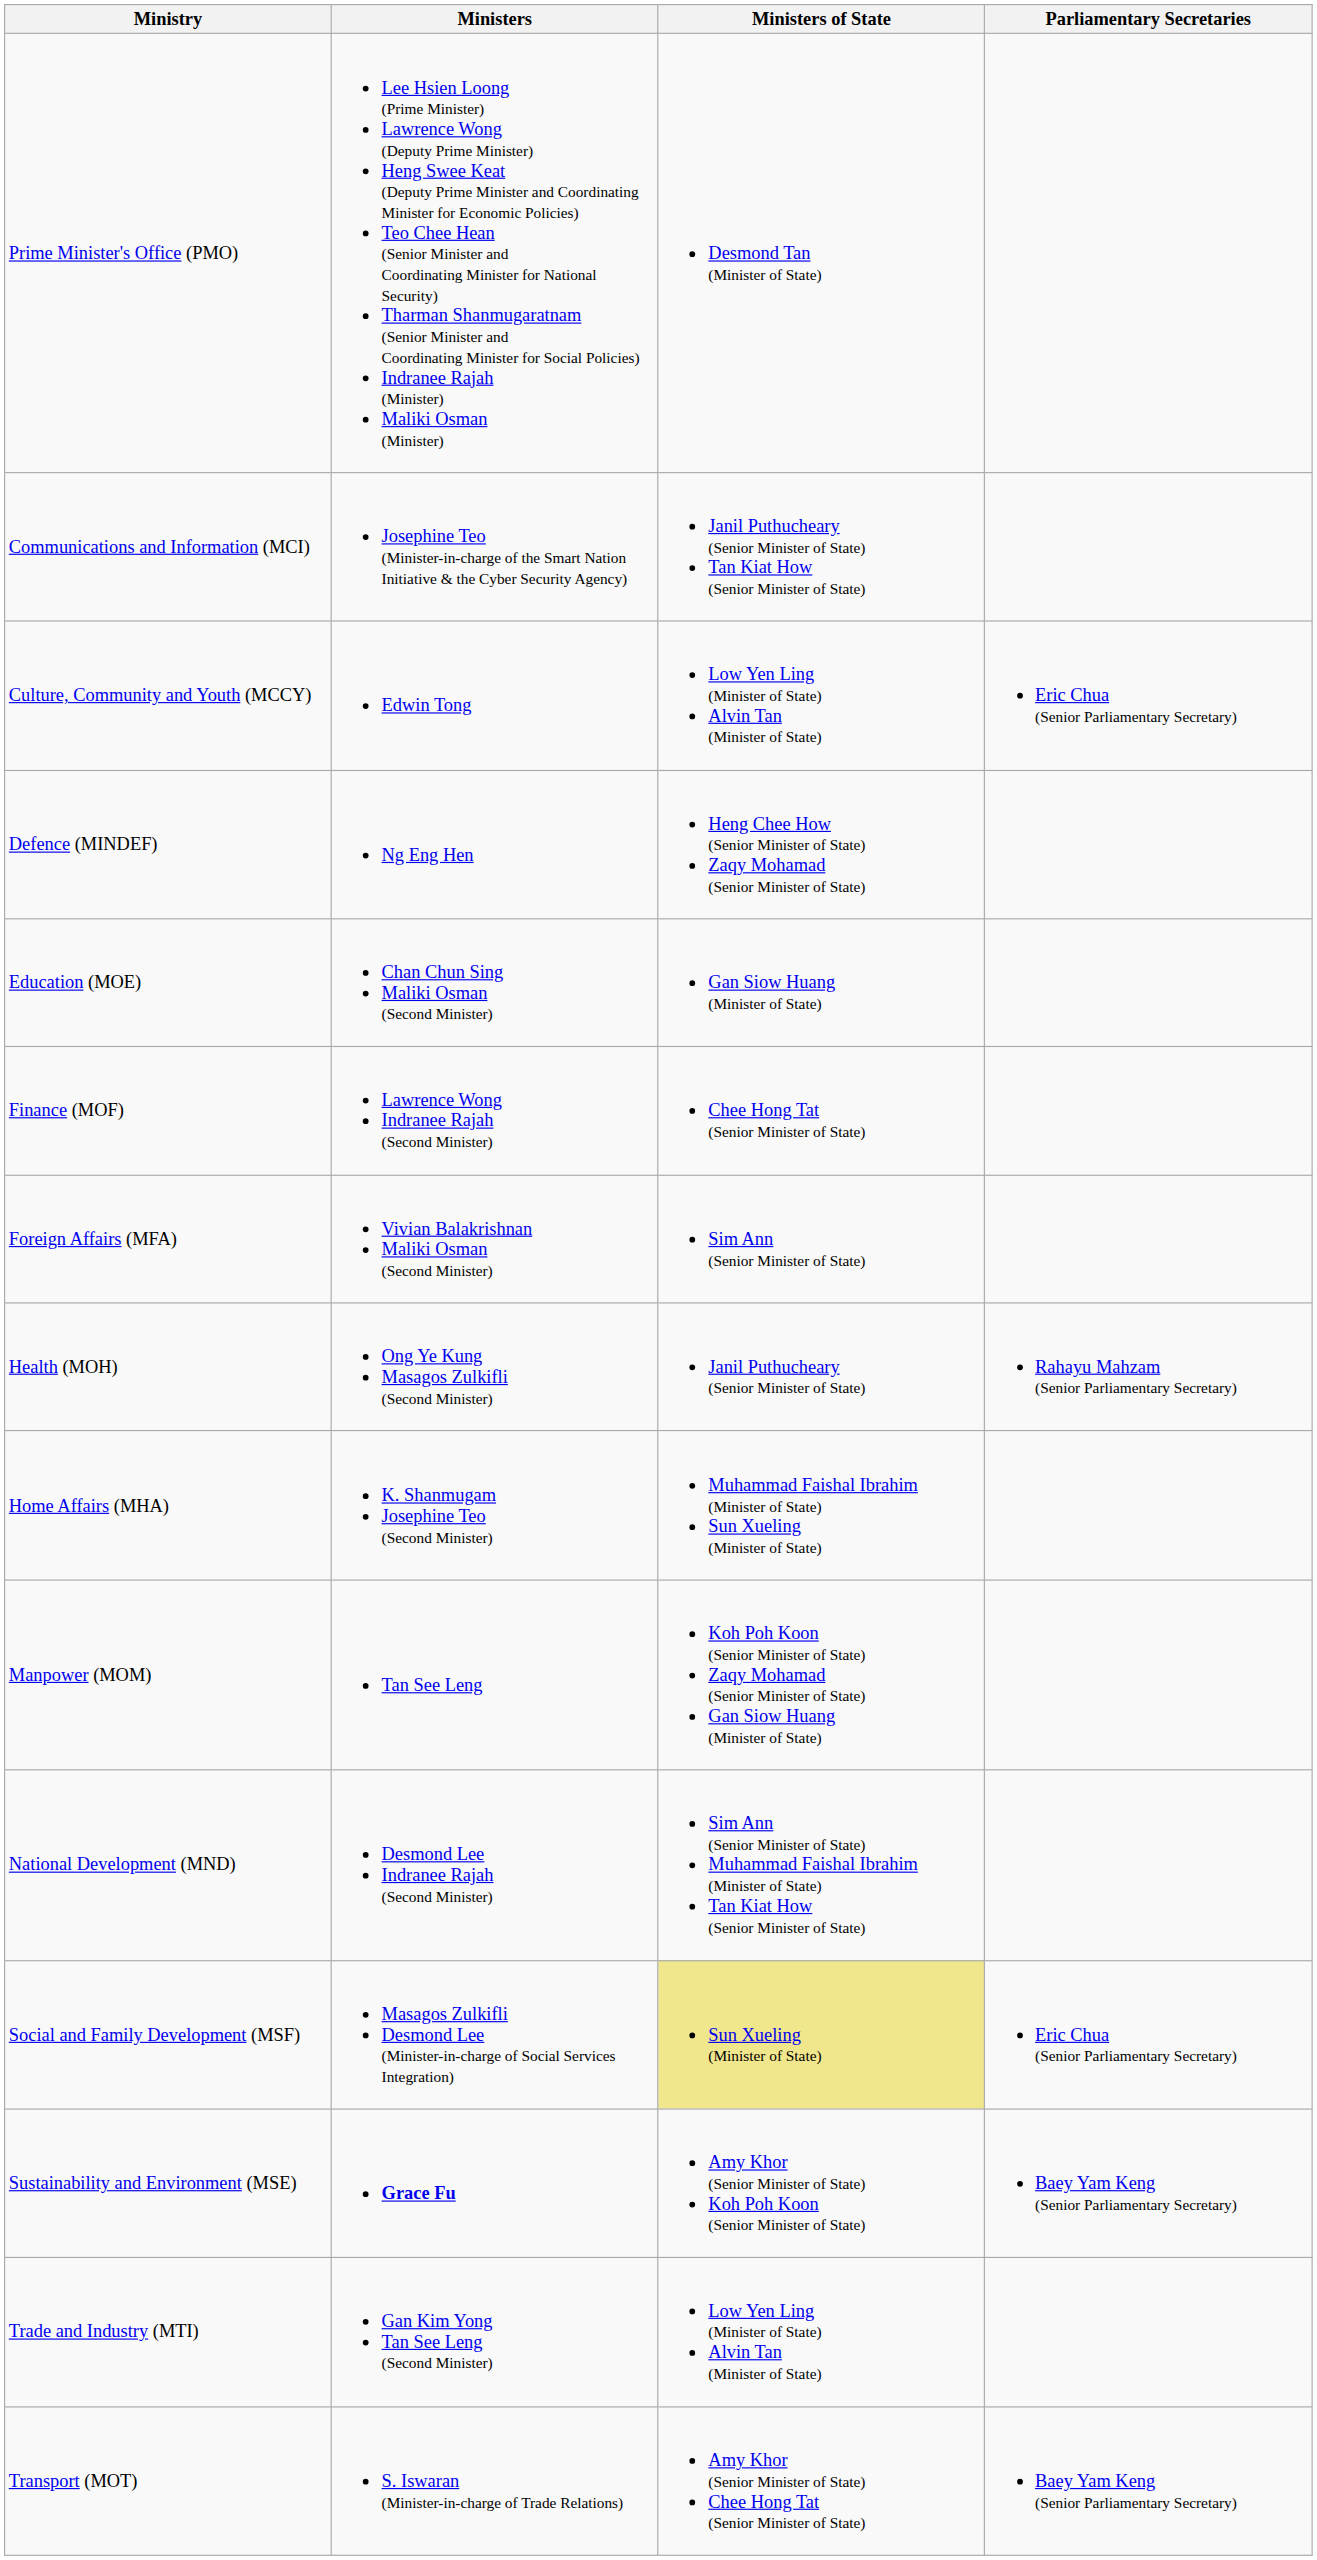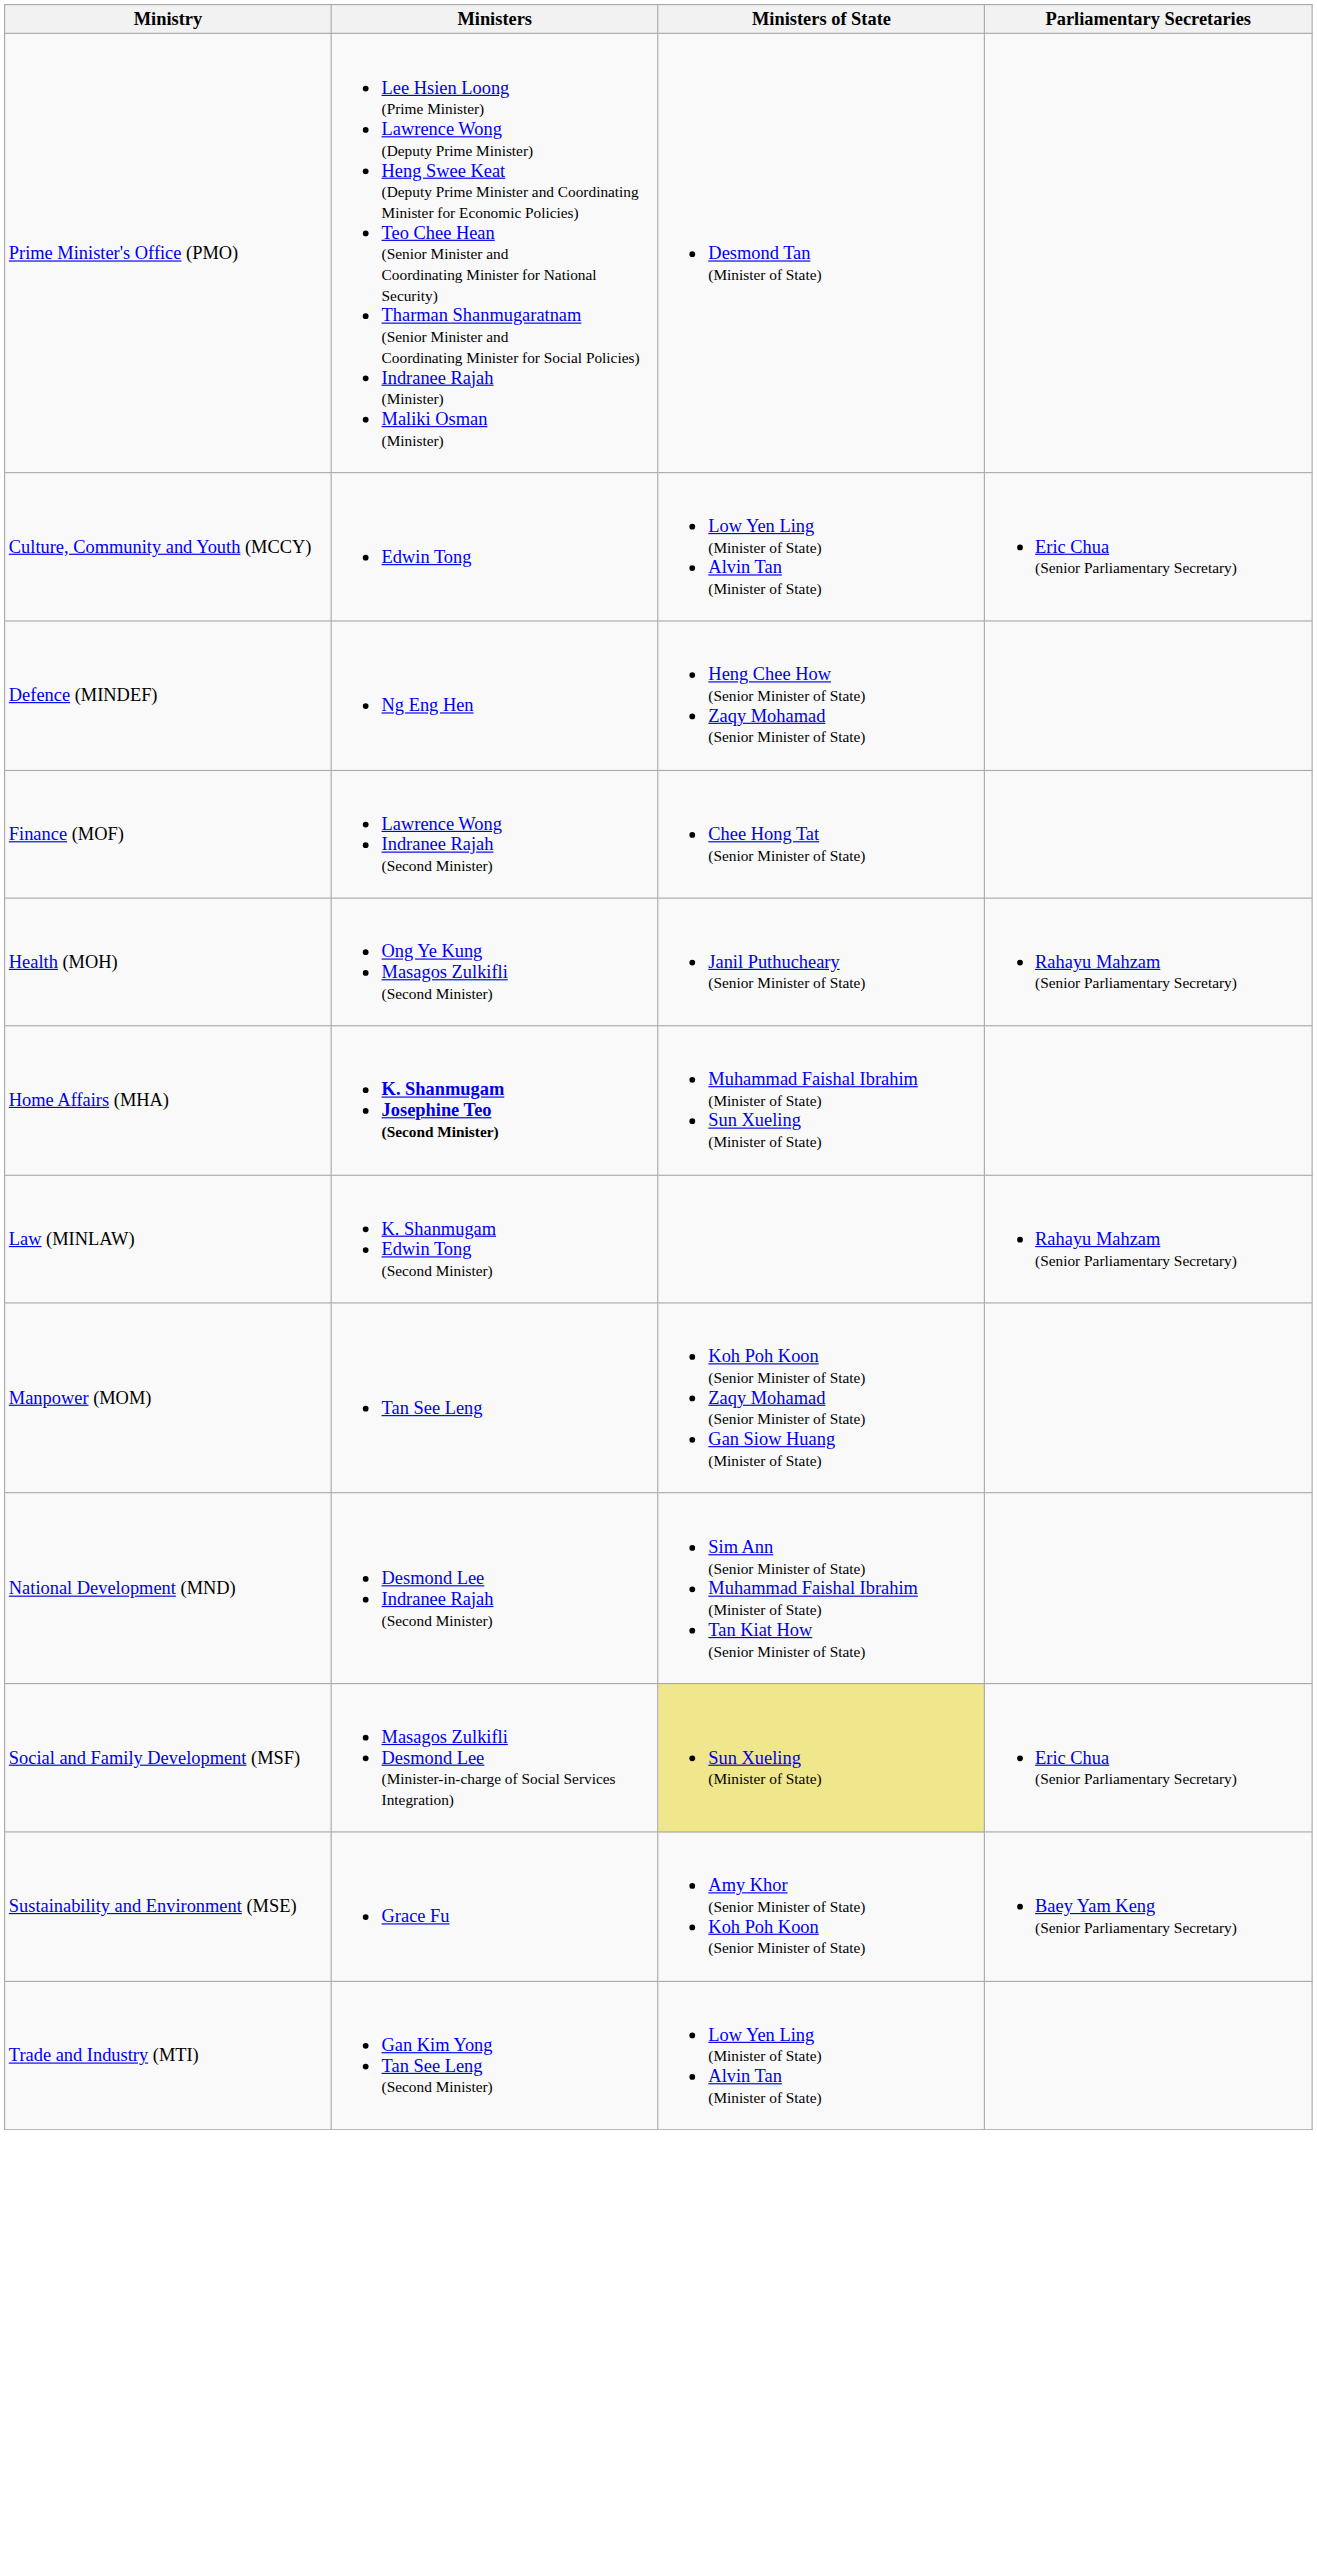- row: (159, 546)
- row: (75, 982)
- row: (93, 1238)
(495, 1516) normal -> (495, 1111) bold
+ row: (72, 1238)
(495, 2194) bold -> (495, 1917) normal
- row: (73, 2480)
